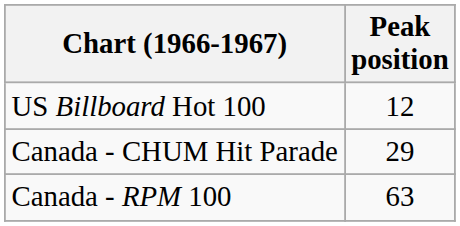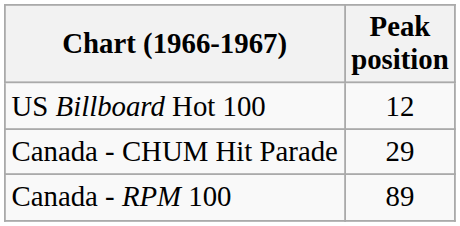(400, 196) 63 -> (400, 196) 89
